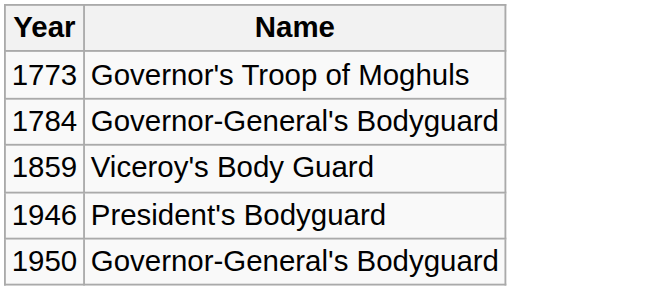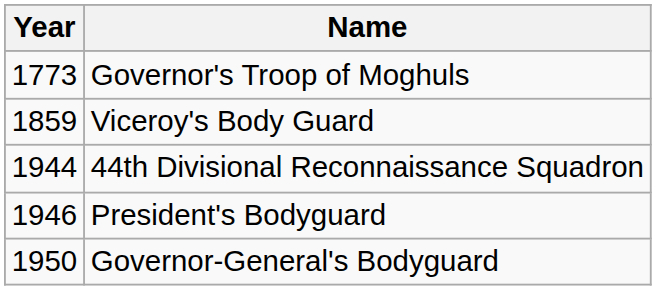- row: (44, 121)
+ row: (44, 167)
